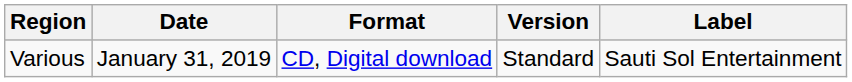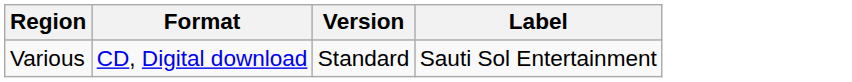- column: (184, 22)
